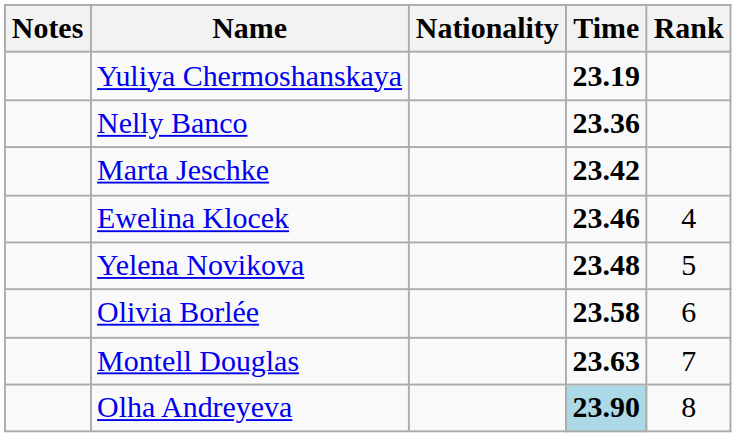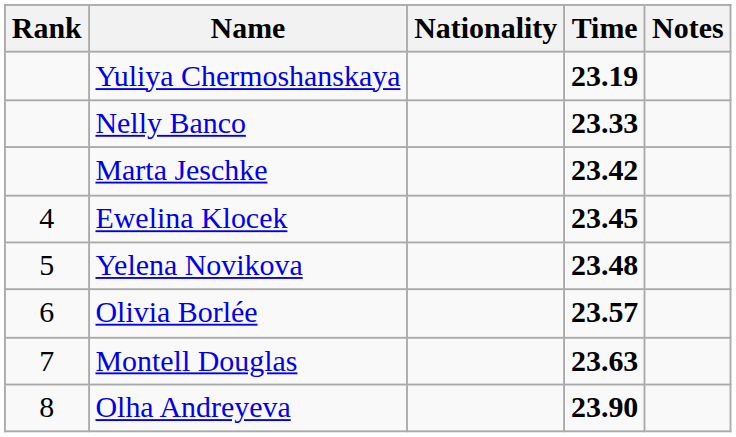columns swapped: (689, 28) <-> (48, 28)
(606, 123) 23.36 -> (605, 123) 23.33
(606, 218) 23.46 -> (605, 218) 23.45
(606, 312) 23.58 -> (605, 312) 23.57
(606, 407) lightblue background -> (605, 407) no background
